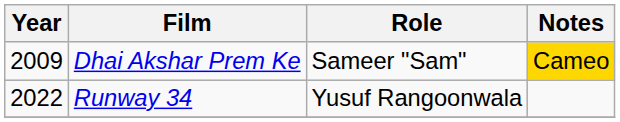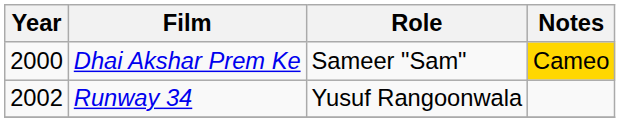(37, 60) 2009 -> (37, 60) 2000
(37, 98) 2022 -> (37, 98) 2002
